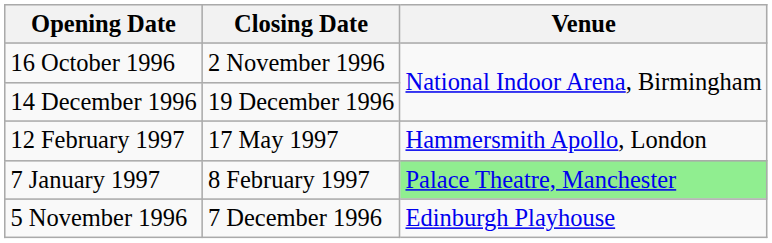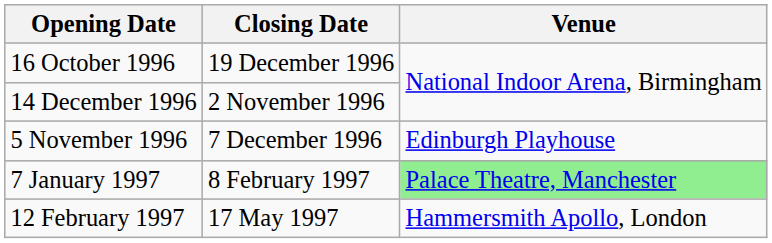(296, 62) 2 November 1996 -> (301, 62) 19 December 1996
(301, 101) 19 December 1996 -> (296, 101) 2 November 1996
rows swapped: (99, 218) <-> (97, 140)
